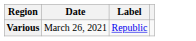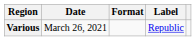+ column: (128, 12)
